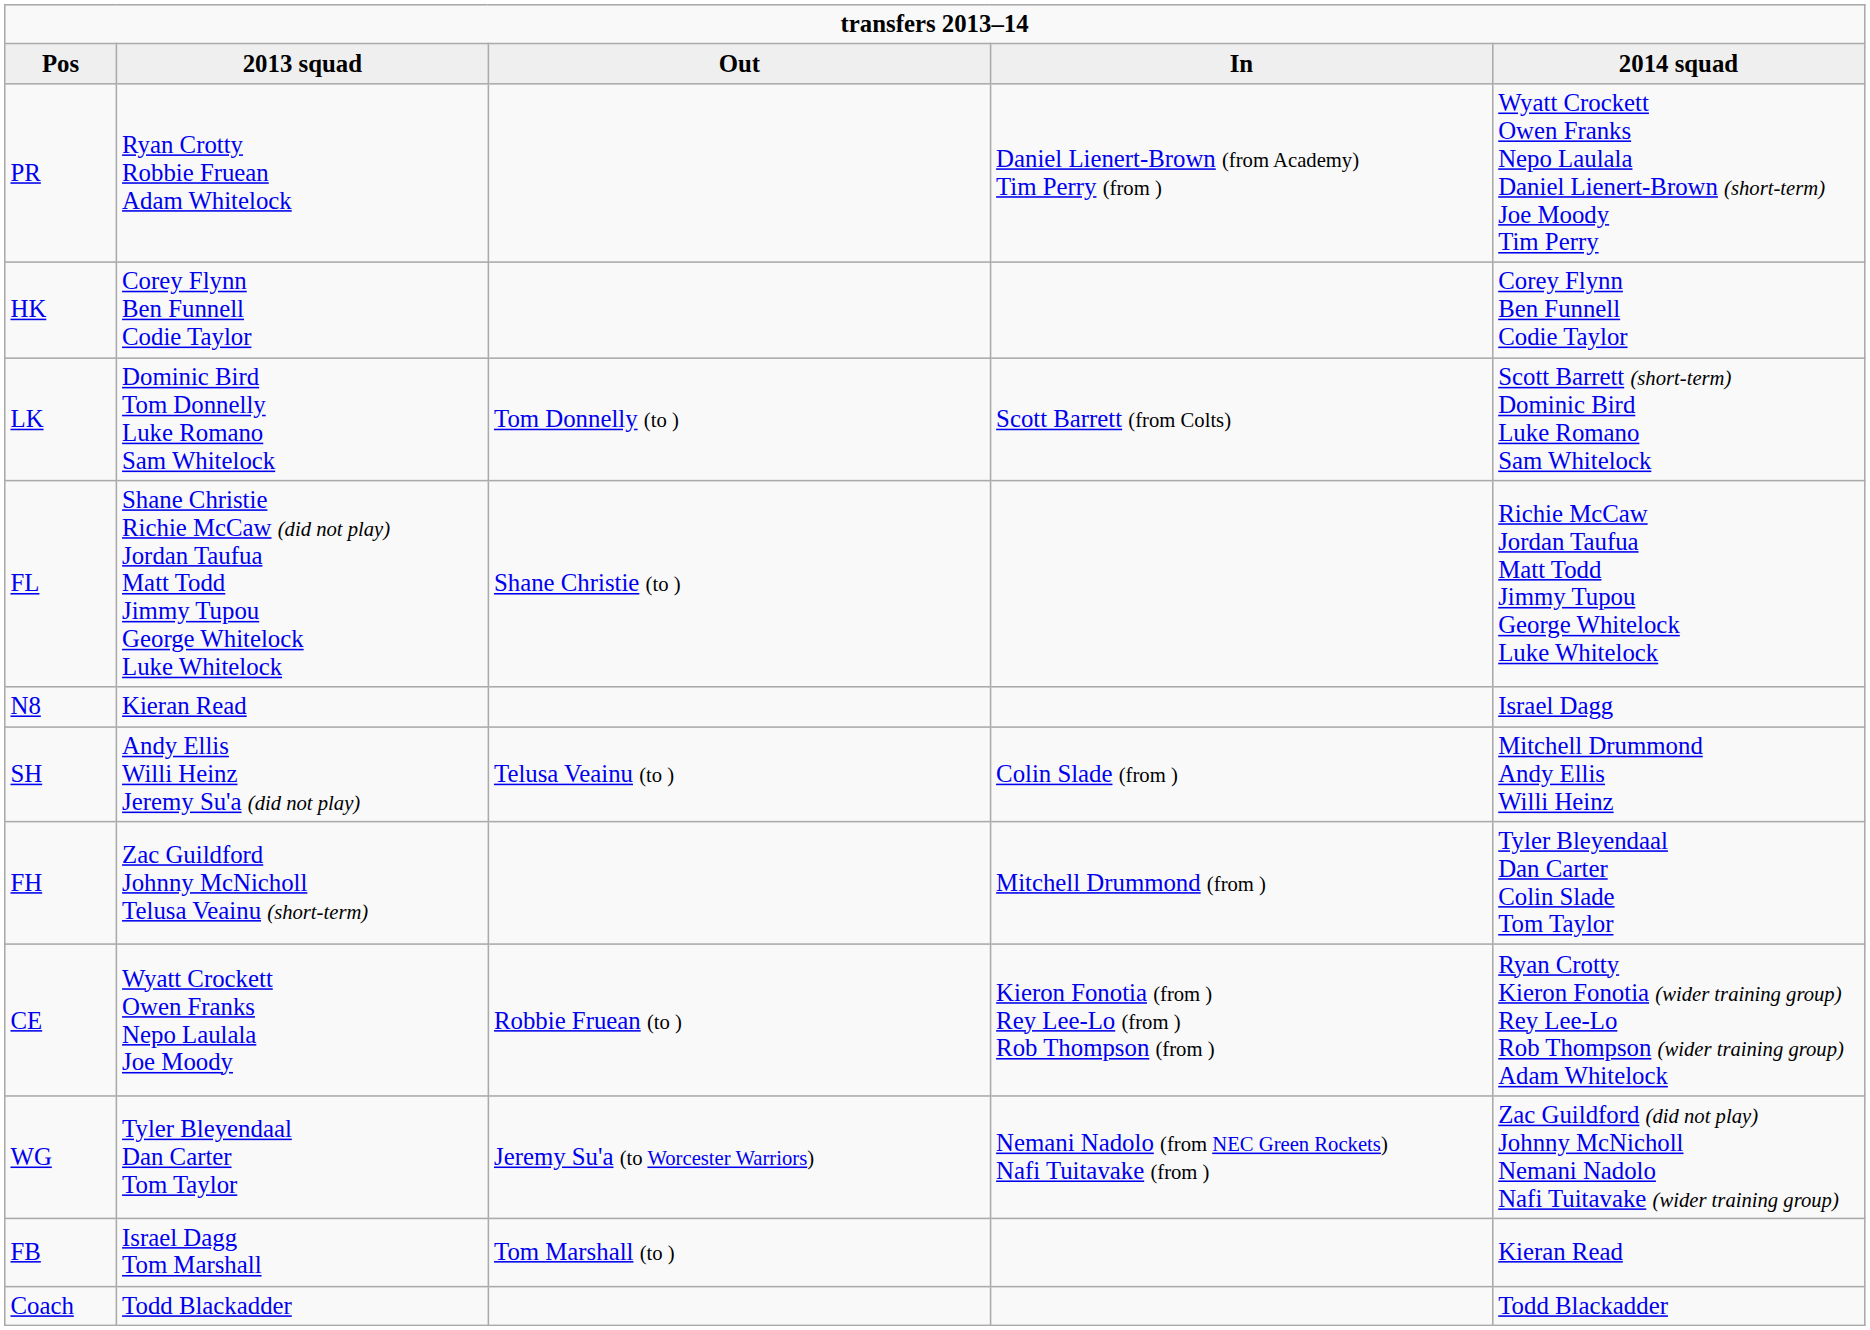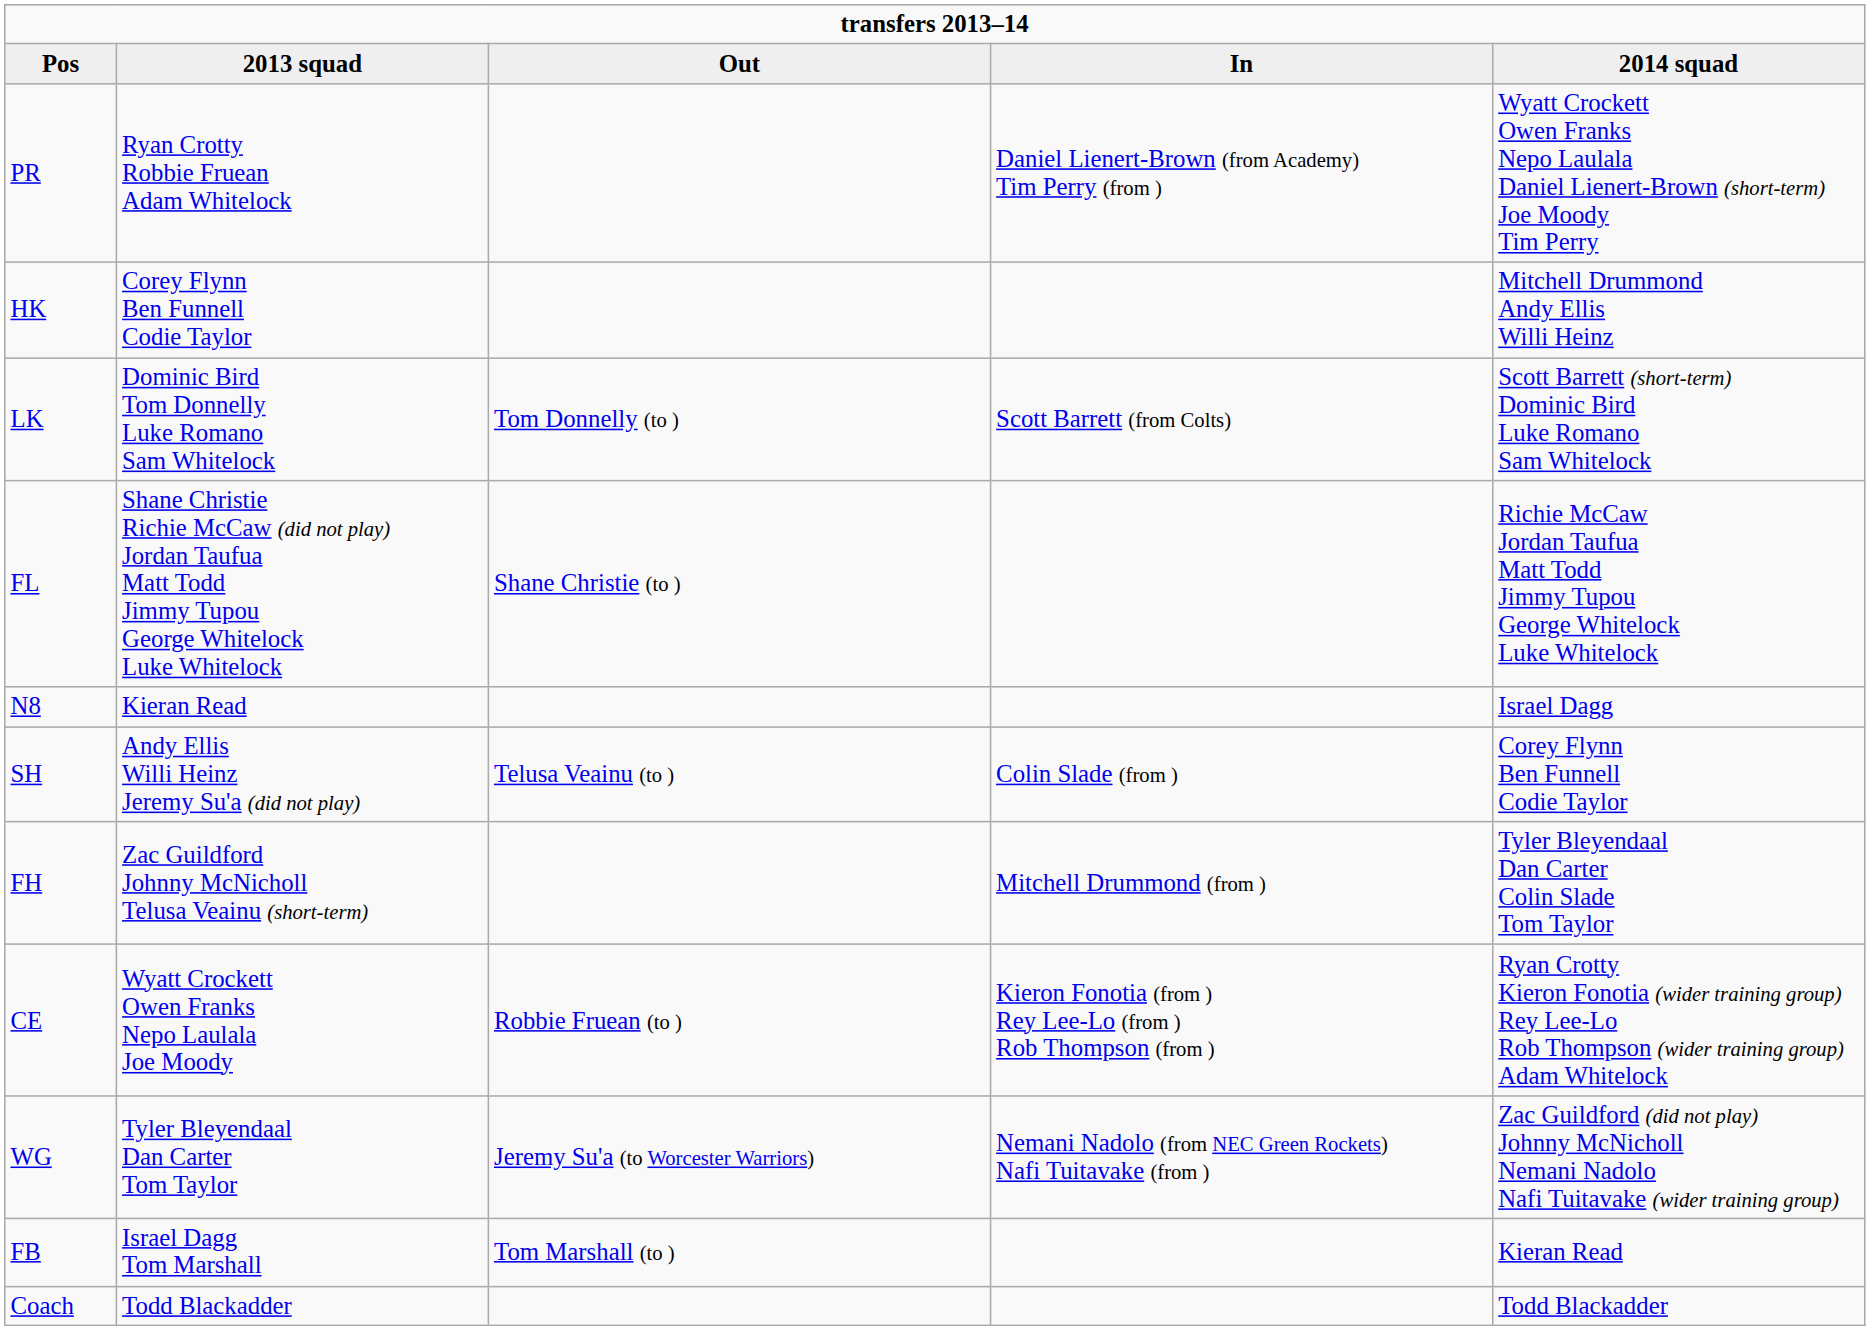(1563, 309) Corey Flynn Ben Funnell Codie Taylor -> (1600, 309) Mitchell Drummond Andy Ellis Willi Heinz
(1600, 773) Mitchell Drummond Andy Ellis Willi Heinz -> (1563, 773) Corey Flynn Ben Funnell Codie Taylor
